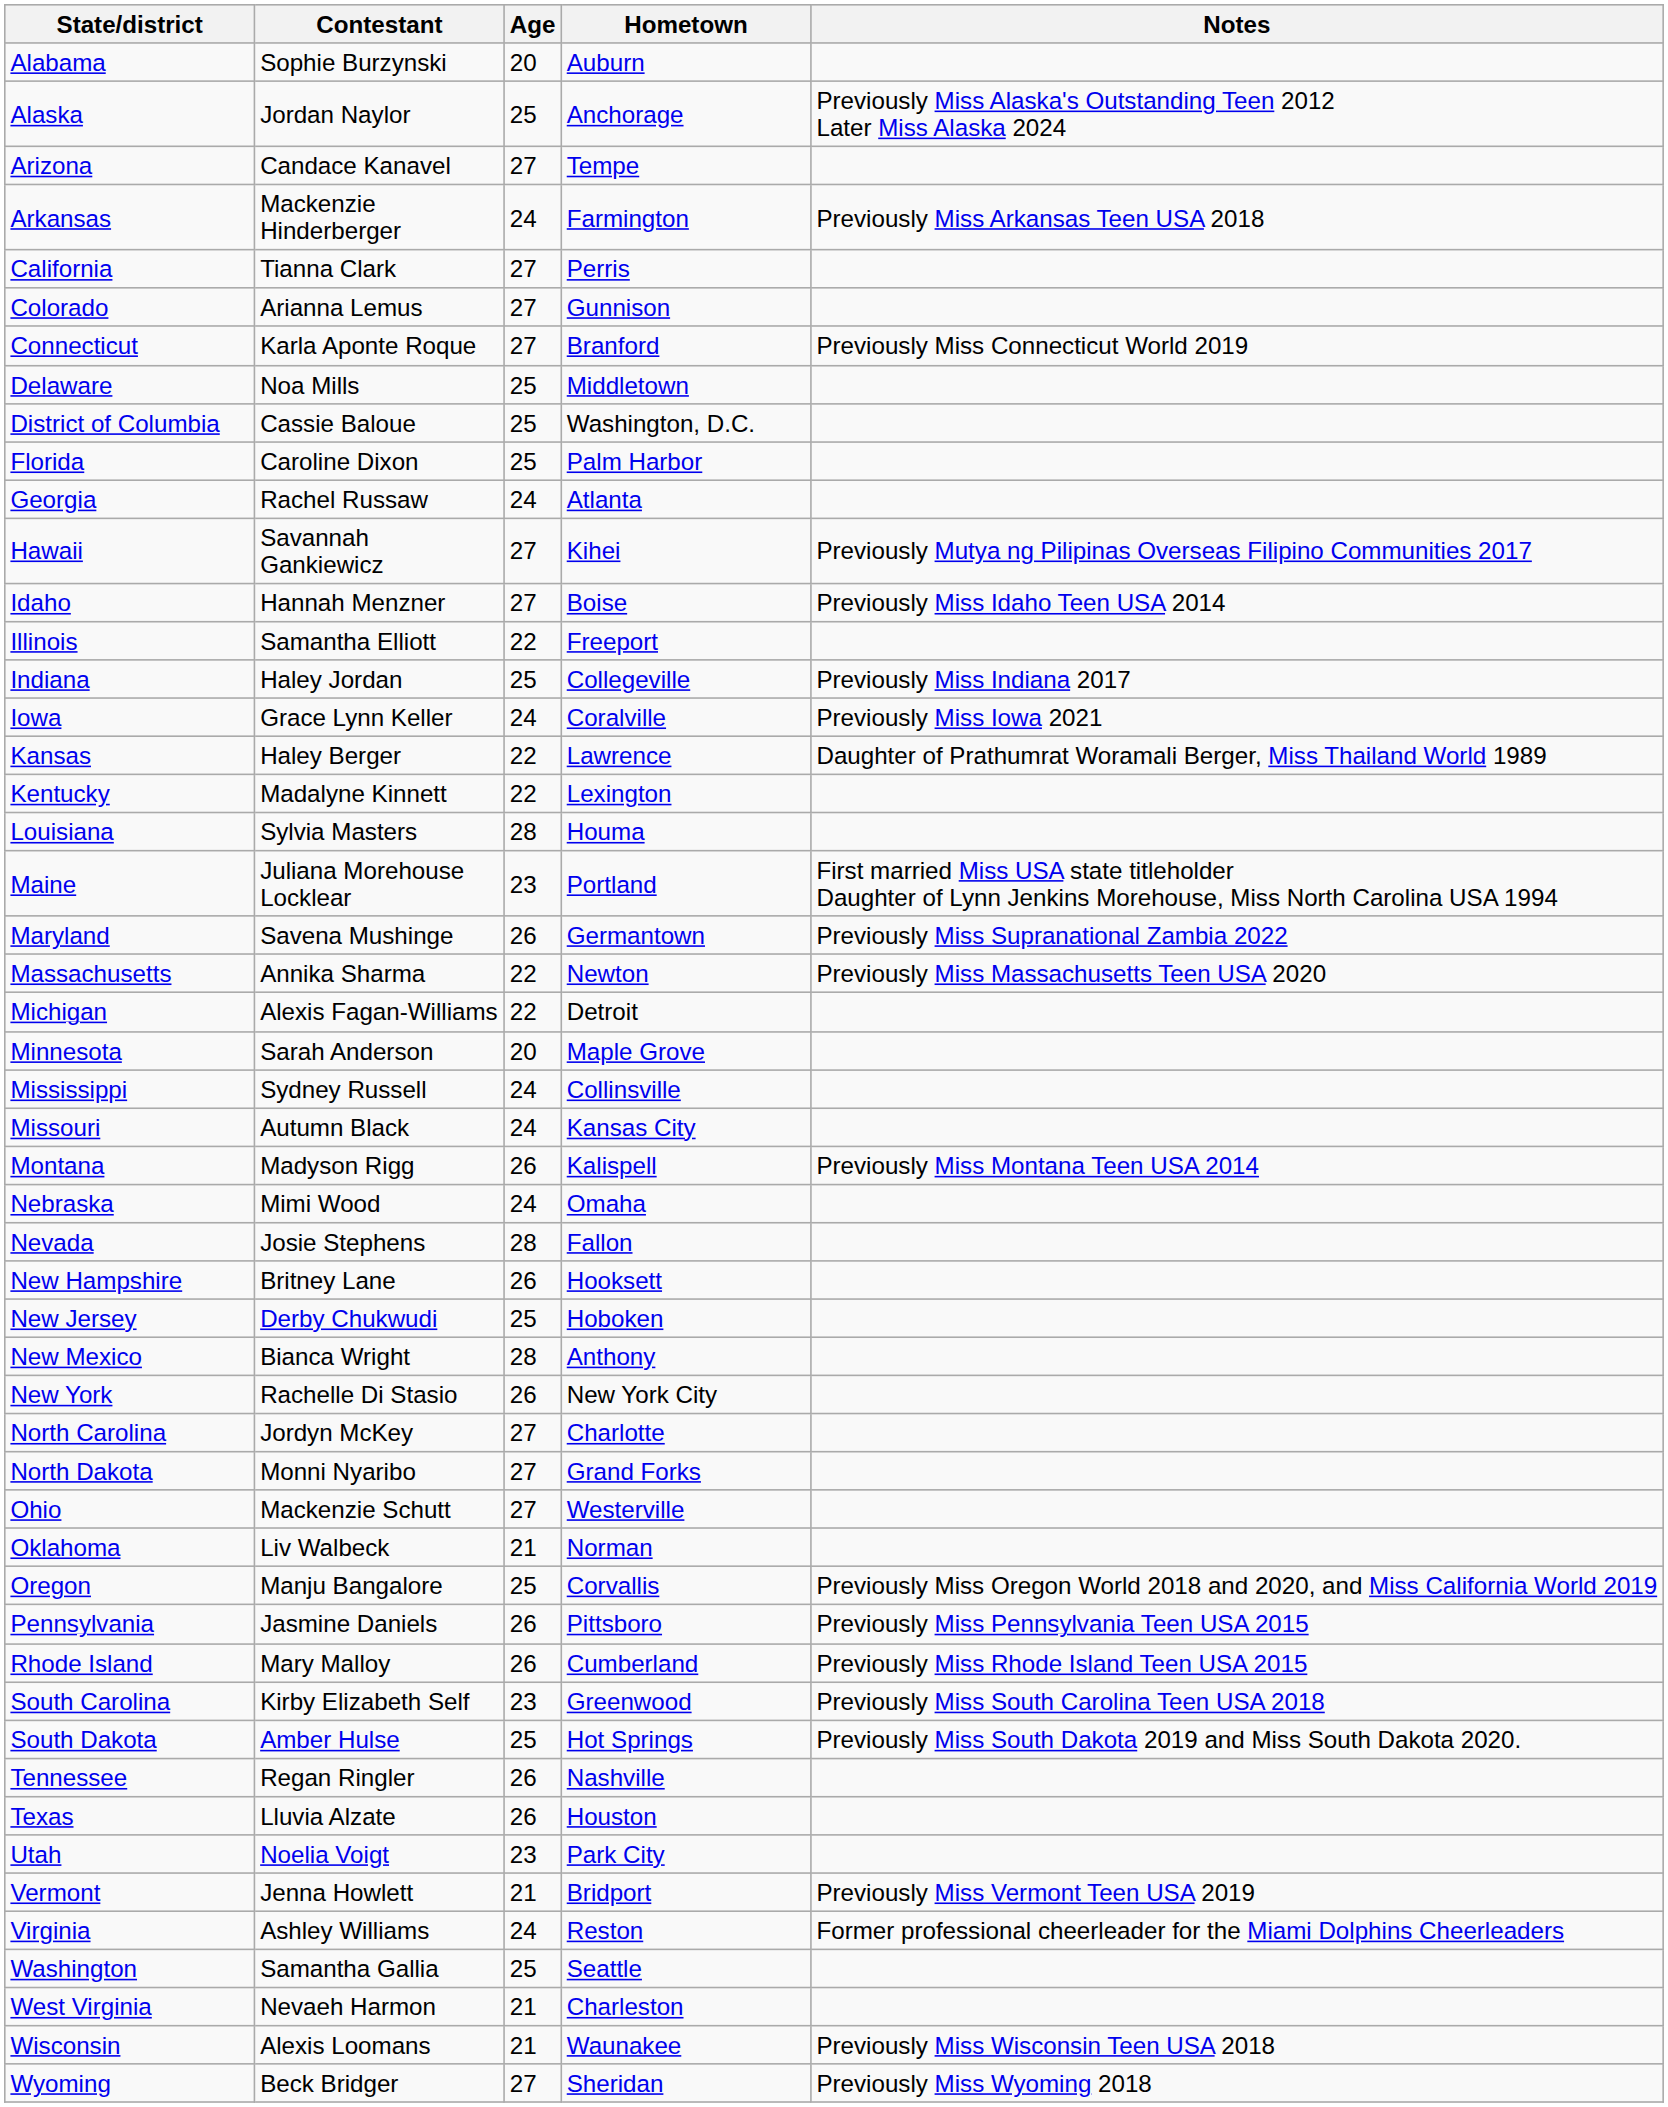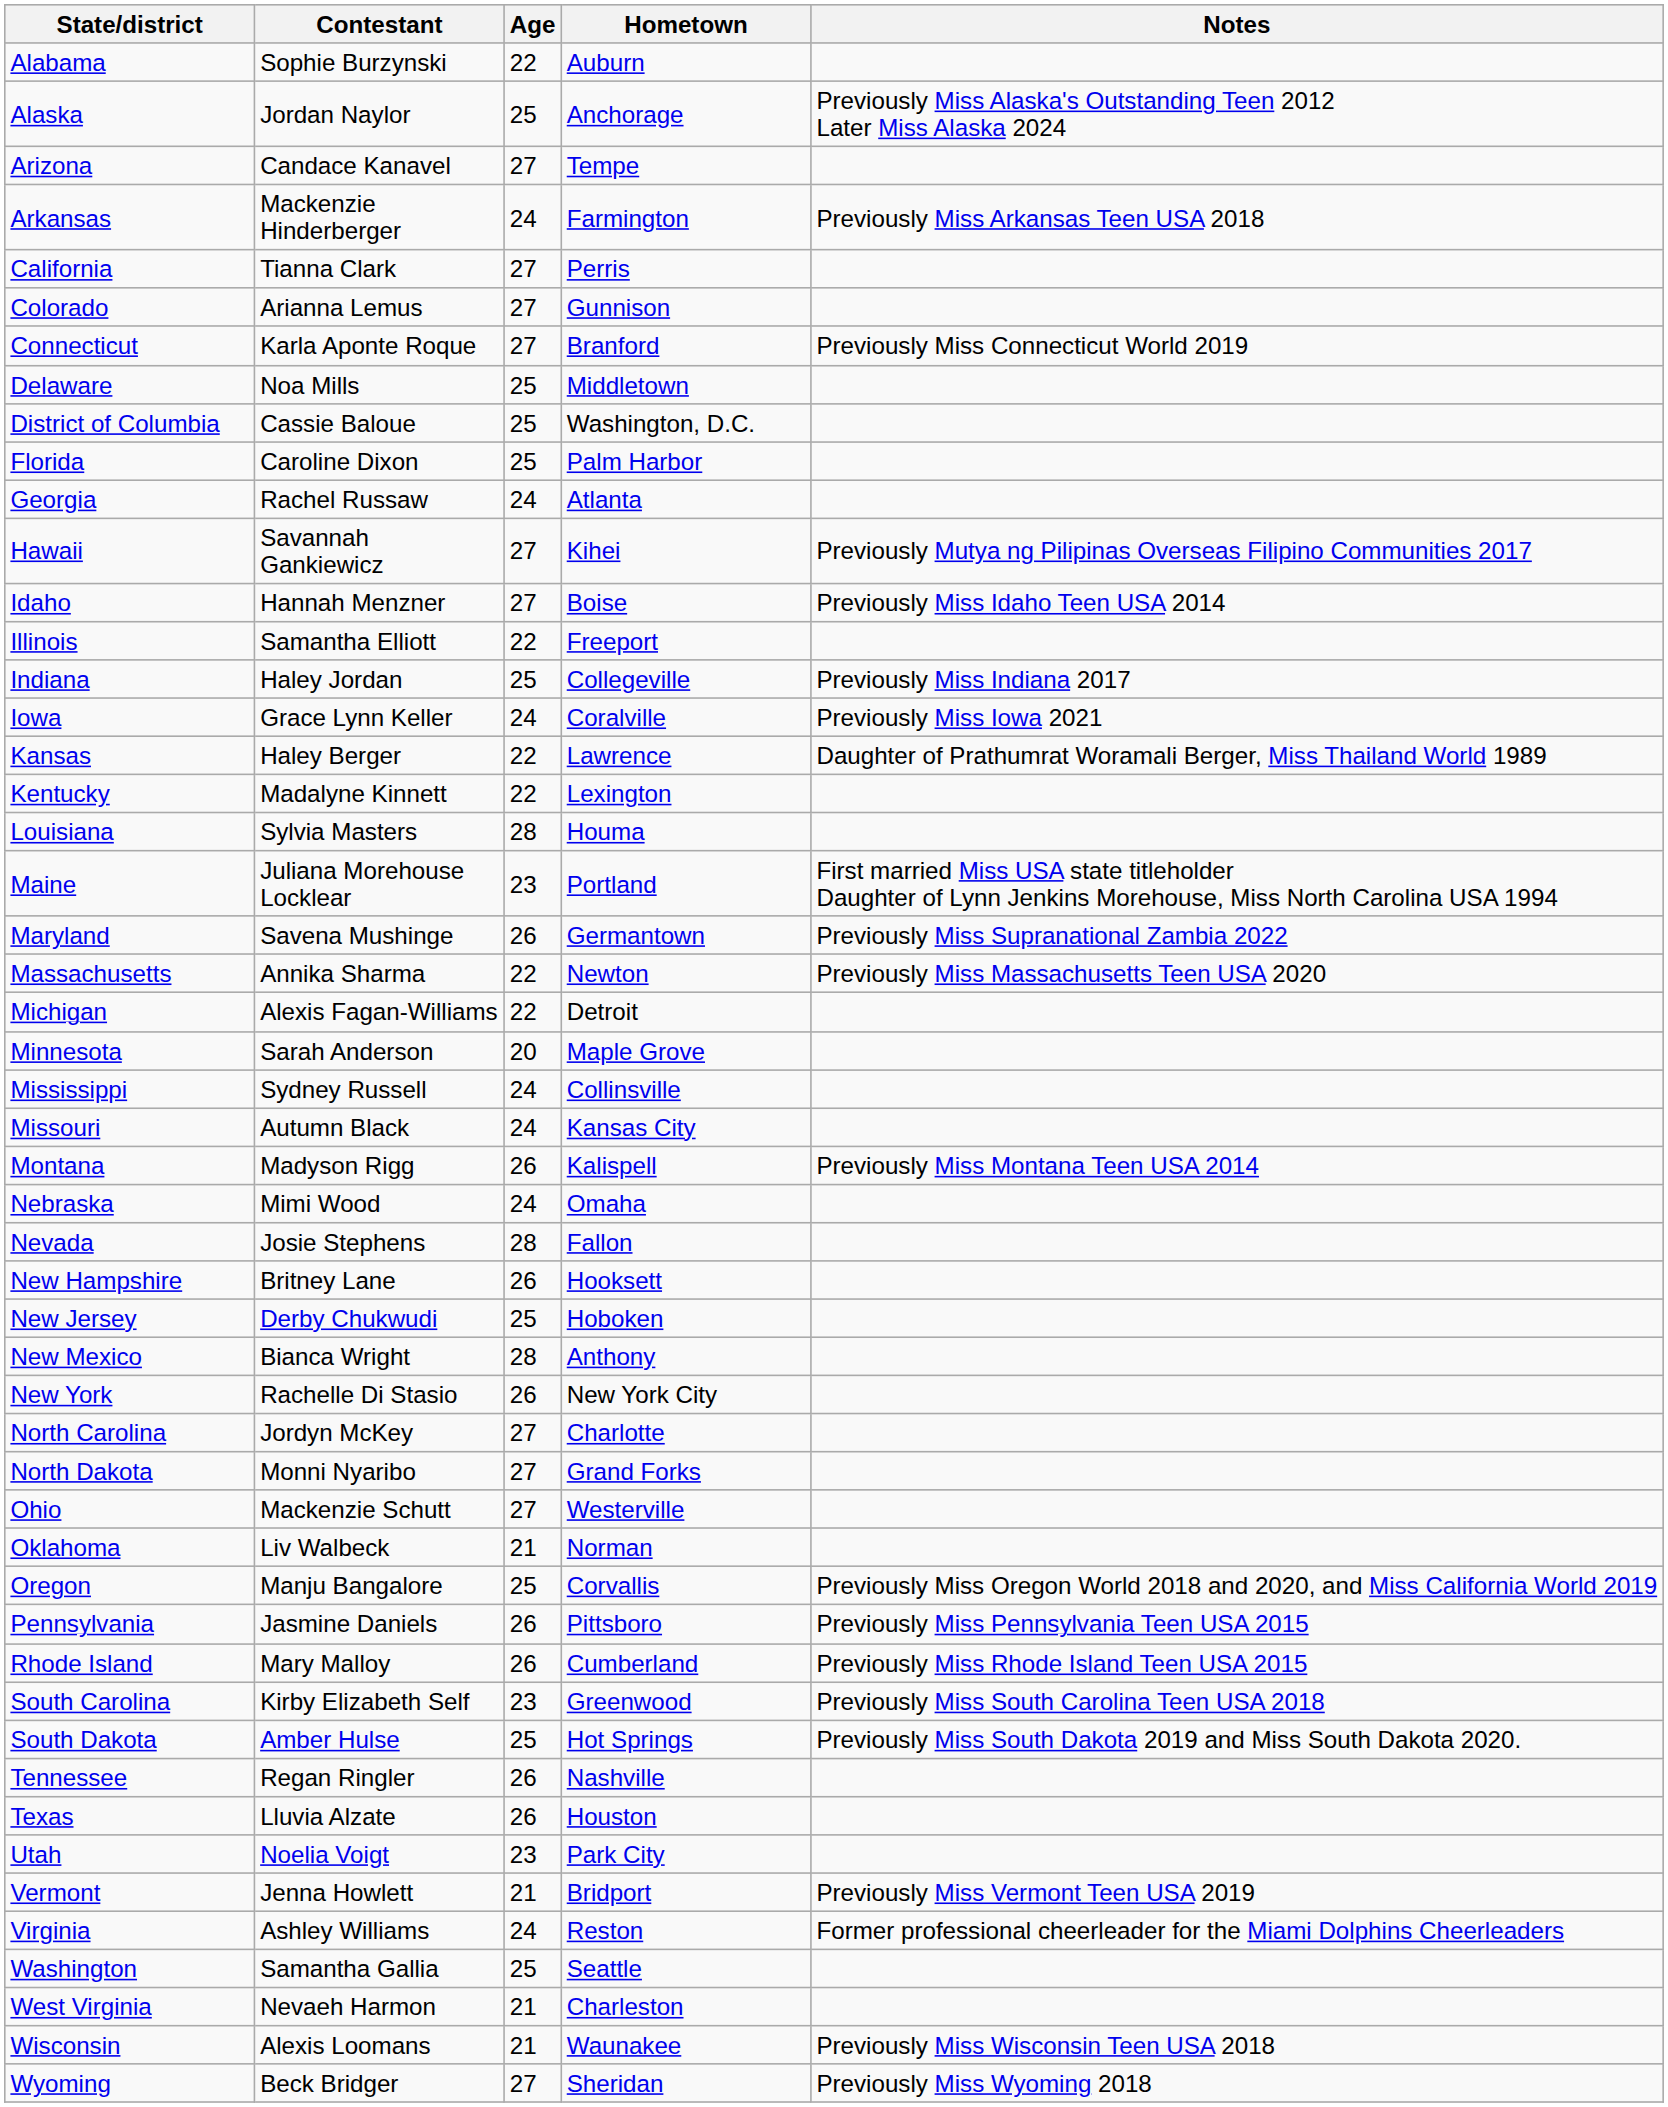(523, 62) 20 -> (523, 62) 22
